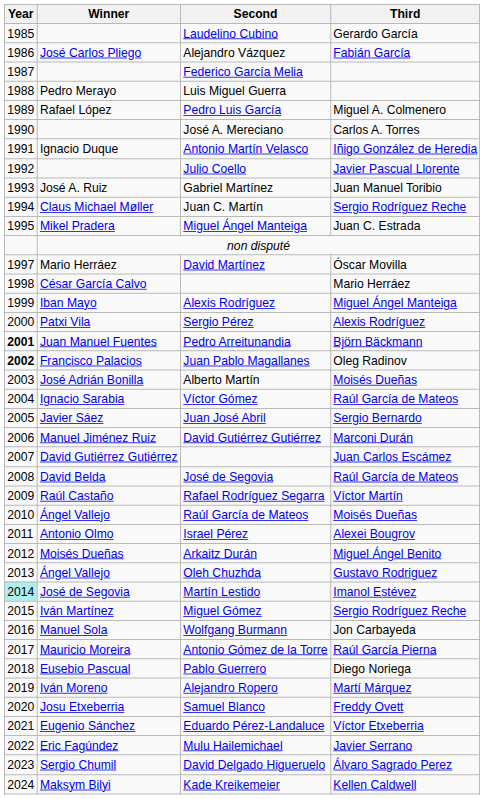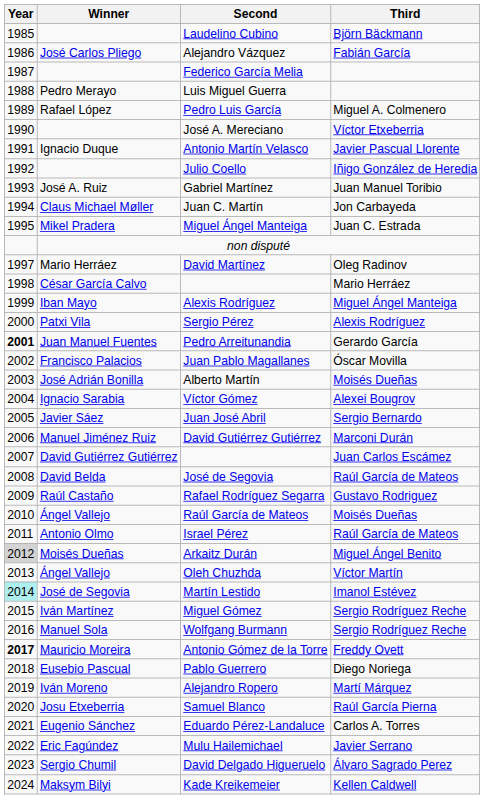(375, 33) Gerardo García -> (378, 33) Björn Bäckmann
(376, 130) Carlos A. Torres -> (379, 130) Víctor Etxeberria
(405, 149) Iñigo González de Heredia -> (396, 149) Javier Pascual Llorente
(396, 168) Javier Pascual Llorente -> (405, 168) Iñigo González de Heredia
(400, 207) Sergio Rodríguez Reche -> (374, 207) Jon Carbayeda
(370, 264) Óscar Movilla -> (370, 264) Oleg Radinov
(378, 341) Björn Bäckmann -> (375, 341) Gerardo García
(21, 361) bold -> (21, 361) normal
(370, 361) Oleg Radinov -> (370, 361) Óscar Movilla
(396, 399) Raúl García de Mateos -> (374, 399) Alexei Bougrov
(368, 495) Víctor Martín -> (385, 495) Gustavo Rodriguez
(374, 534) Alexei Bougrov -> (396, 534) Raúl García de Mateos
(21, 553) no background -> (21, 553) lightgrey background
(385, 572) Gustavo Rodriguez -> (368, 572) Víctor Martín
(374, 630) Jon Carbayeda -> (400, 630) Sergio Rodríguez Reche
(21, 649) normal -> (21, 649) bold
(385, 649) Raúl García Pierna -> (368, 649) Freddy Ovett
(368, 707) Freddy Ovett -> (385, 707) Raúl García Pierna
(379, 726) Víctor Etxeberria -> (376, 726) Carlos A. Torres
